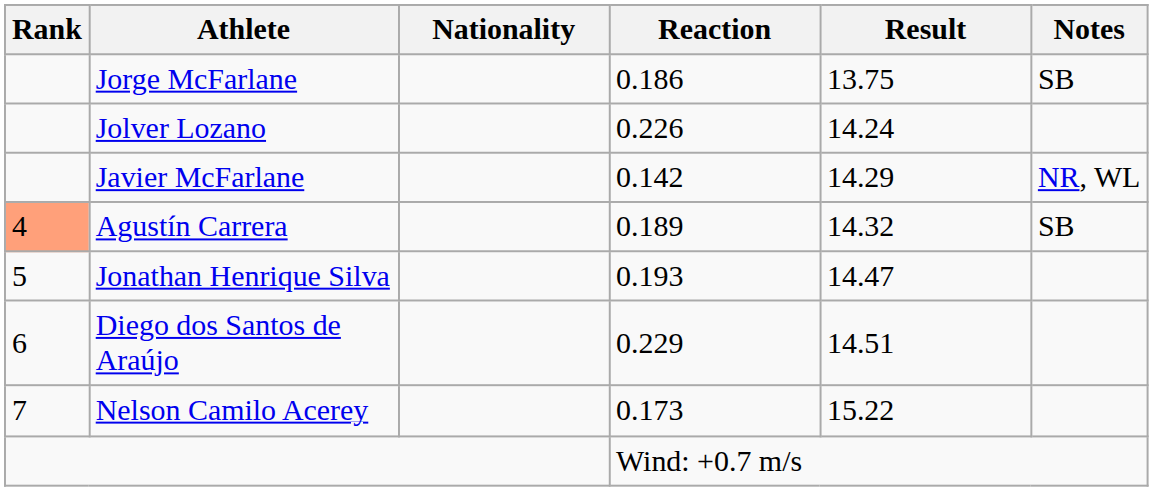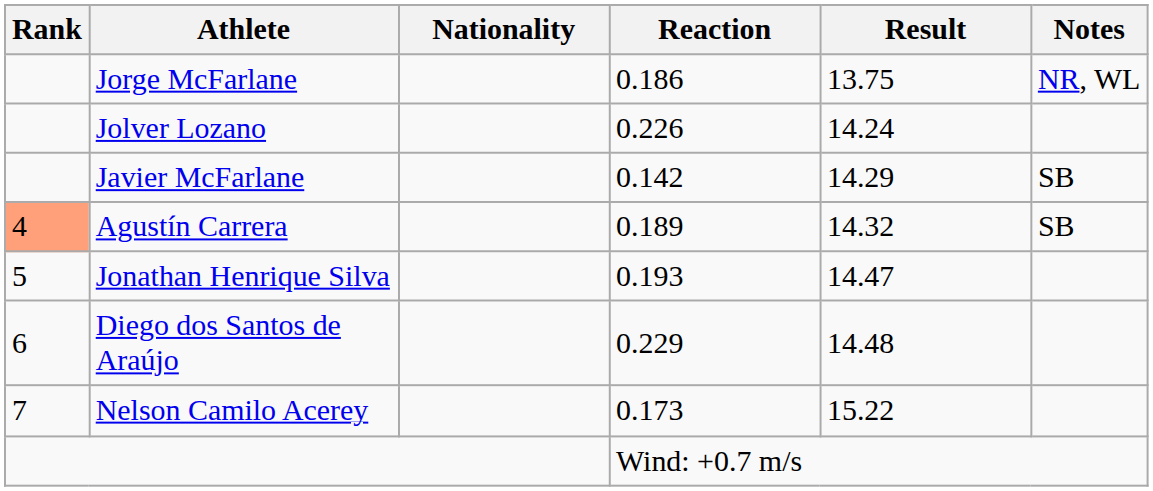(1056, 78) SB -> (1089, 78) NR, WL
(1089, 177) NR, WL -> (1056, 177) SB
(861, 343) 14.51 -> (861, 343) 14.48
